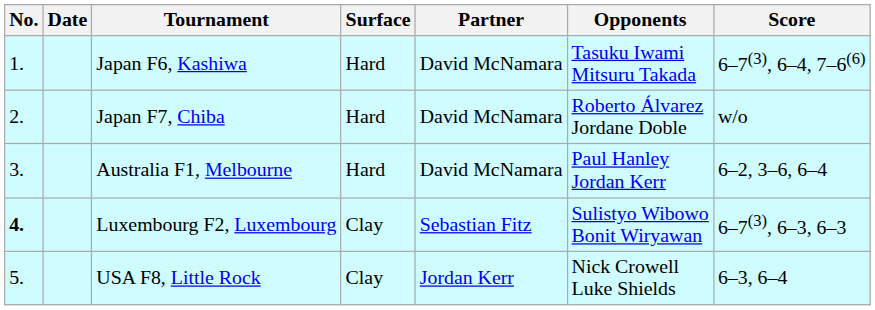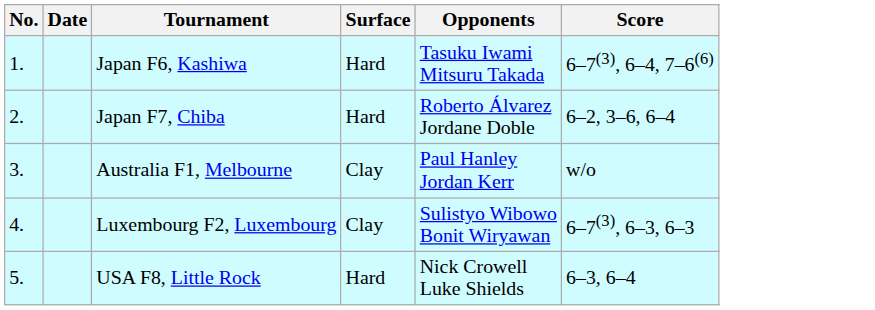- column: (491, 20)
(733, 116) w/o -> (621, 116) 6–2, 3–6, 6–4
(365, 170) Hard -> (364, 170) Clay
(772, 170) 6–2, 3–6, 6–4 -> (581, 170) w/o
(17, 224) bold -> (17, 224) normal
(364, 277) Clay -> (365, 277) Hard
